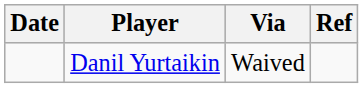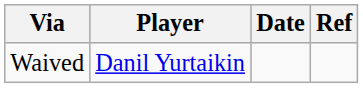columns swapped: (35, 23) <-> (268, 23)
